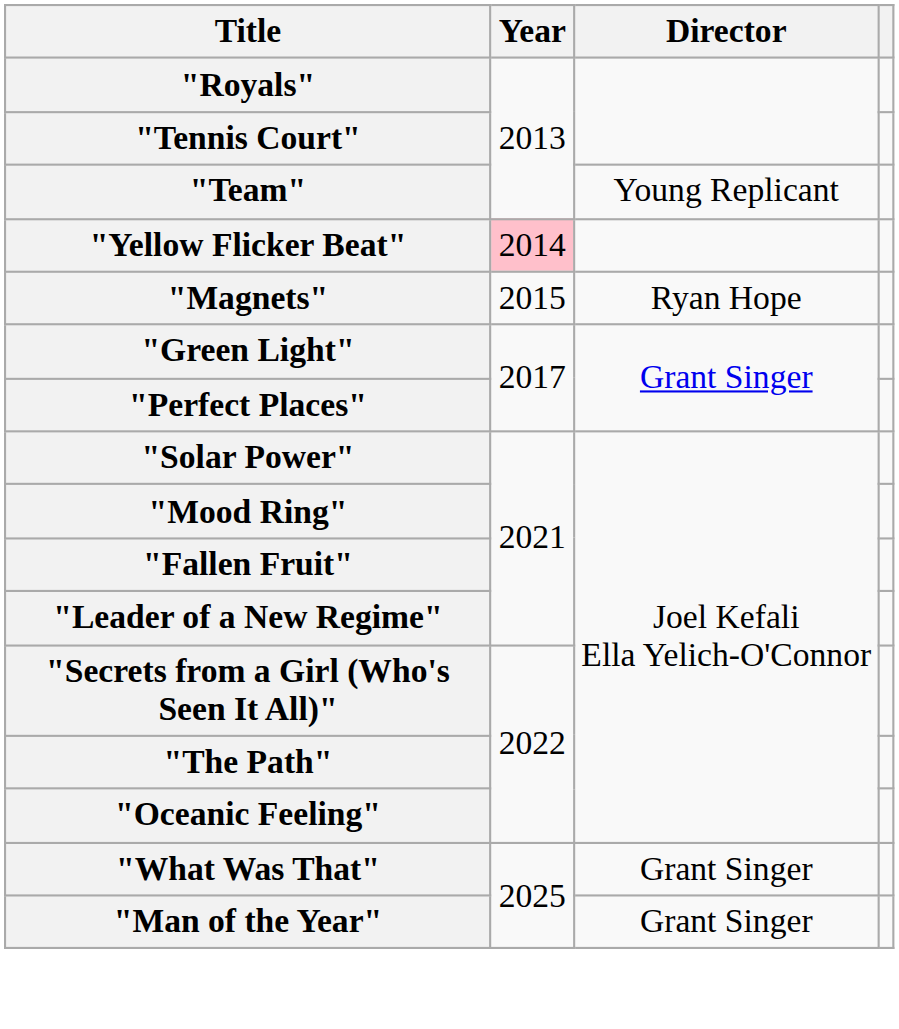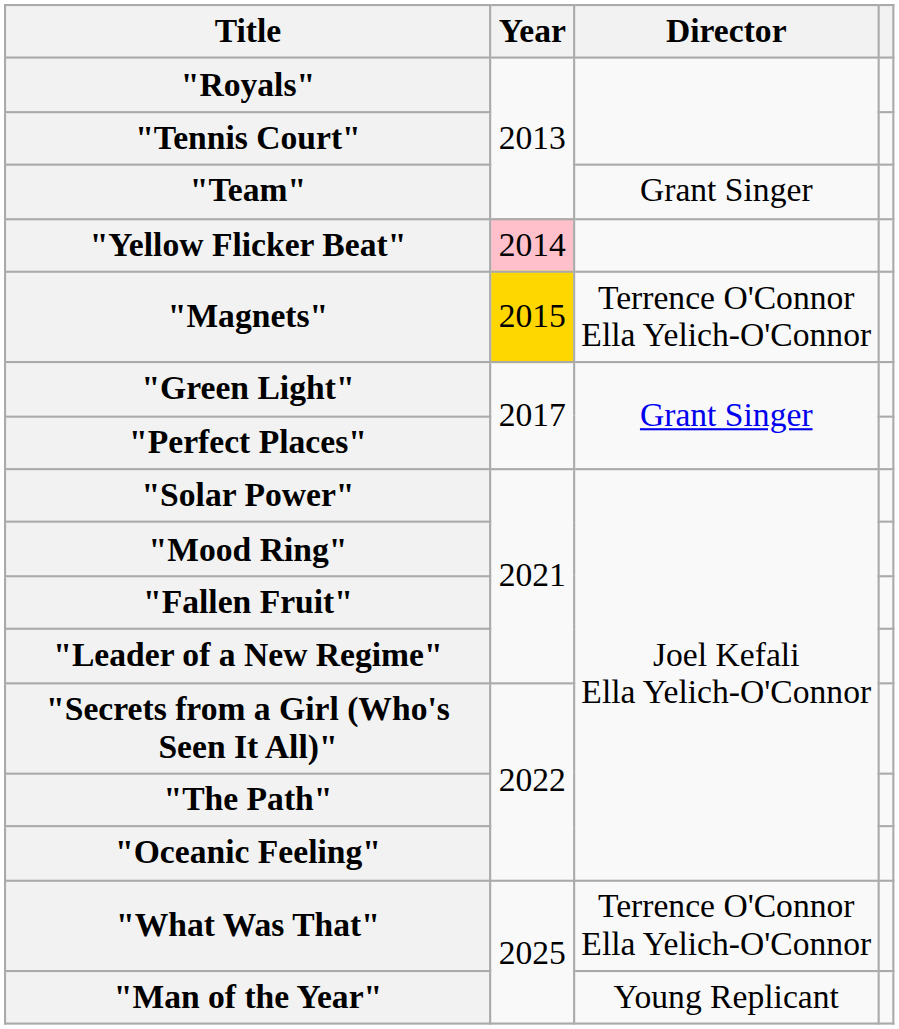(726, 191) Young Replicant -> (726, 191) Grant Singer
(532, 297) no background -> (532, 316) gold background
(726, 297) Ryan Hope -> (726, 316) Terrence O'Connor Ella Yelich-O'Connor
(726, 868) Grant Singer -> (726, 924) Terrence O'Connor Ella Yelich-O'Connor
(726, 921) Grant Singer -> (726, 997) Young Replicant
